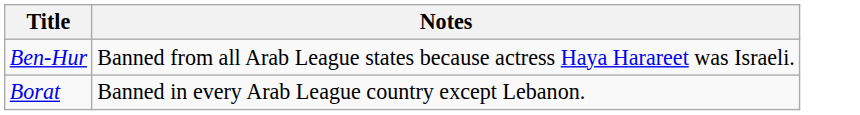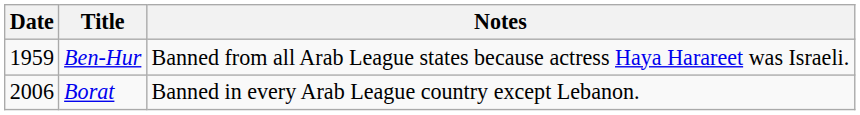+ column: (32, 22)
